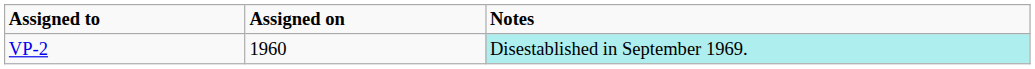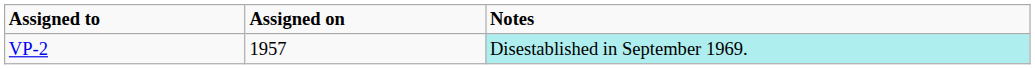(268, 48) 1960 -> (268, 48) 1957
